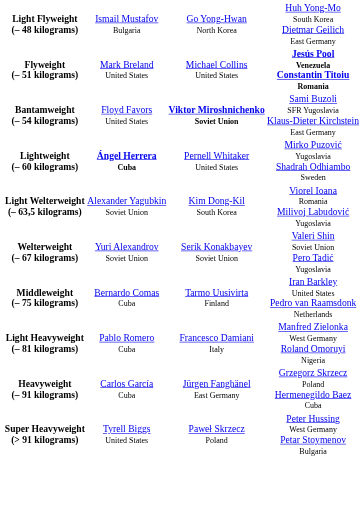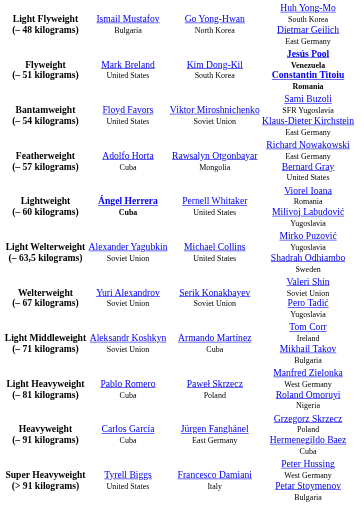(217, 70) Michael Collins United States -> (215, 70) Kim Dong-Kil South Korea
(217, 115) bold -> (215, 115) normal
+ row: (45, 161)
(313, 161) Mirko Puzović Yugoslavia Shadrah Odhiambo Sweden -> (308, 207) Viorel Ioana Romania Milivoj Labudović Yugoslavia
(217, 207) Kim Dong-Kil South Korea -> (215, 252) Michael Collins United States
(313, 207) Viorel Ioana Romania Milivoj Labudović Yugoslavia -> (308, 252) Mirko Puzović Yugoslavia Shadrah Odhiambo Sweden
+ row: (45, 343)
- row: (45, 298)
(217, 343) Francesco Damiani Italy -> (215, 389) Paweł Skrzecz Poland
(217, 435) Paweł Skrzecz Poland -> (215, 480) Francesco Damiani Italy
